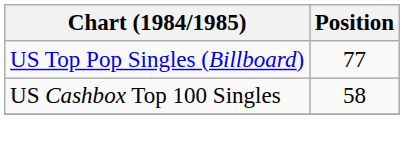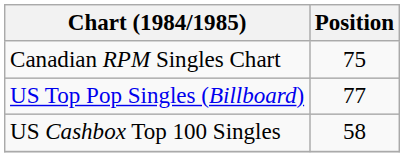+ row: (145, 59)
